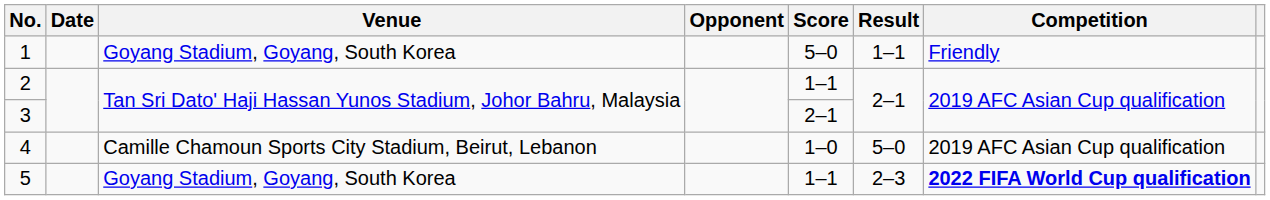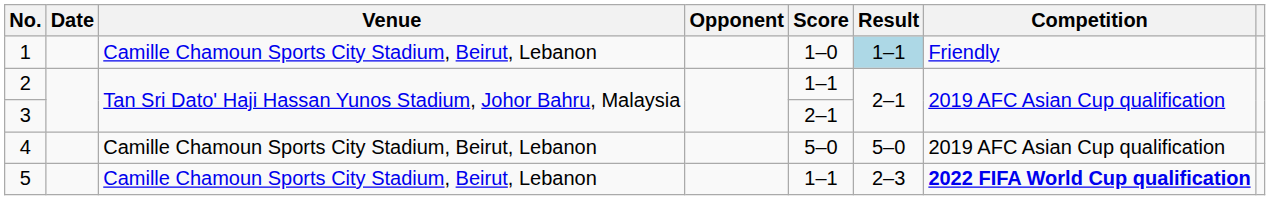(279, 52) Goyang Stadium, Goyang, South Korea -> (350, 52) Camille Chamoun Sports City Stadium, Beirut, Lebanon
(821, 52) 5–0 -> (821, 52) 1–0
(889, 52) no background -> (889, 52) lightblue background
(821, 147) 1–0 -> (821, 147) 5–0
(279, 178) Goyang Stadium, Goyang, South Korea -> (350, 178) Camille Chamoun Sports City Stadium, Beirut, Lebanon
